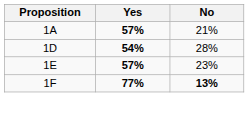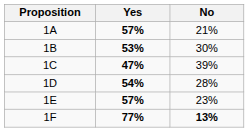+ row: (50, 48)
+ row: (50, 65)
